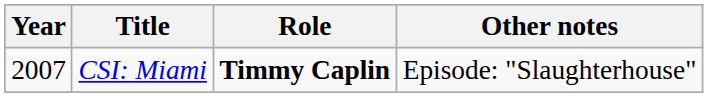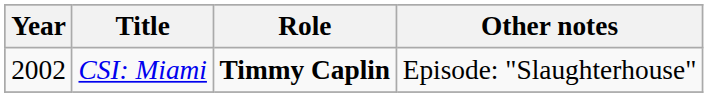(39, 69) 2007 -> (39, 69) 2002
